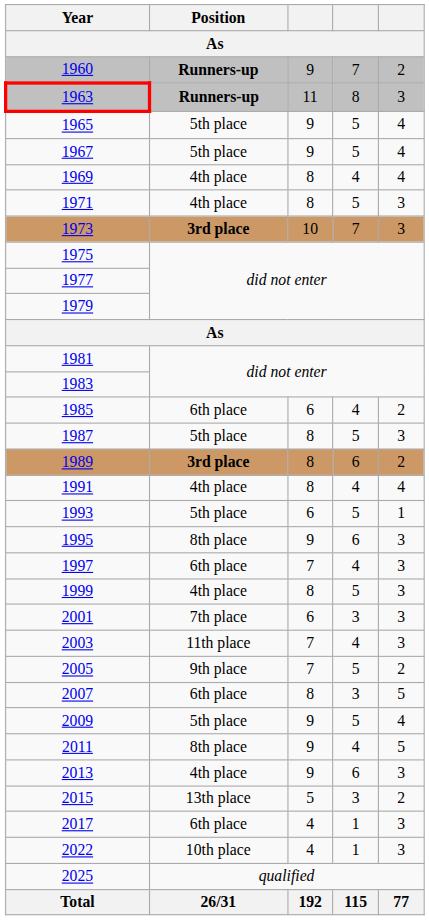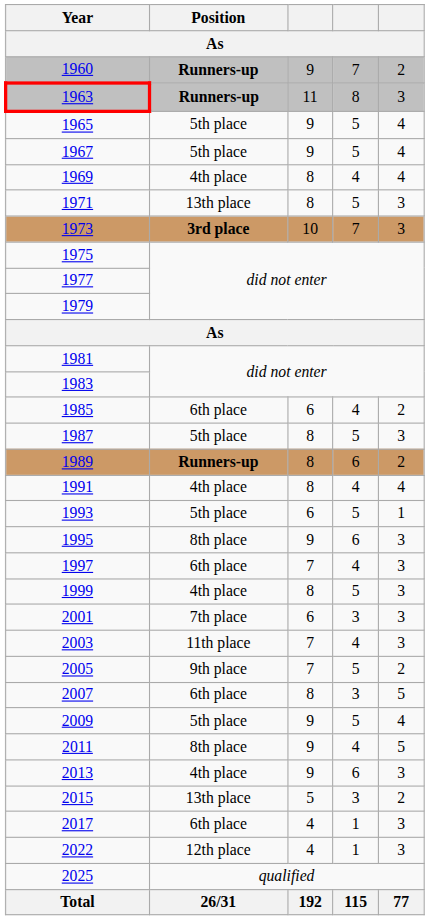(218, 203) 4th place -> (218, 203) 13th place
(218, 462) 3rd place -> (218, 462) Runners-up
(218, 850) 10th place -> (218, 850) 12th place
